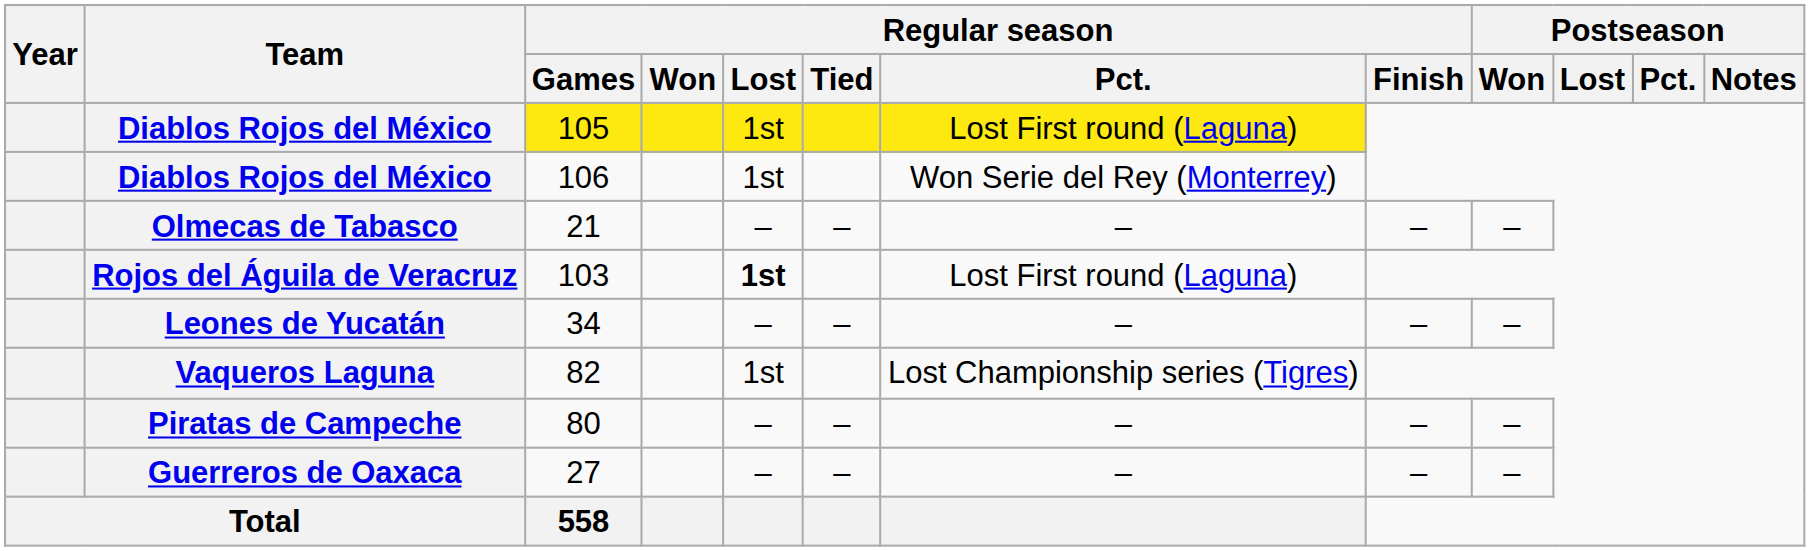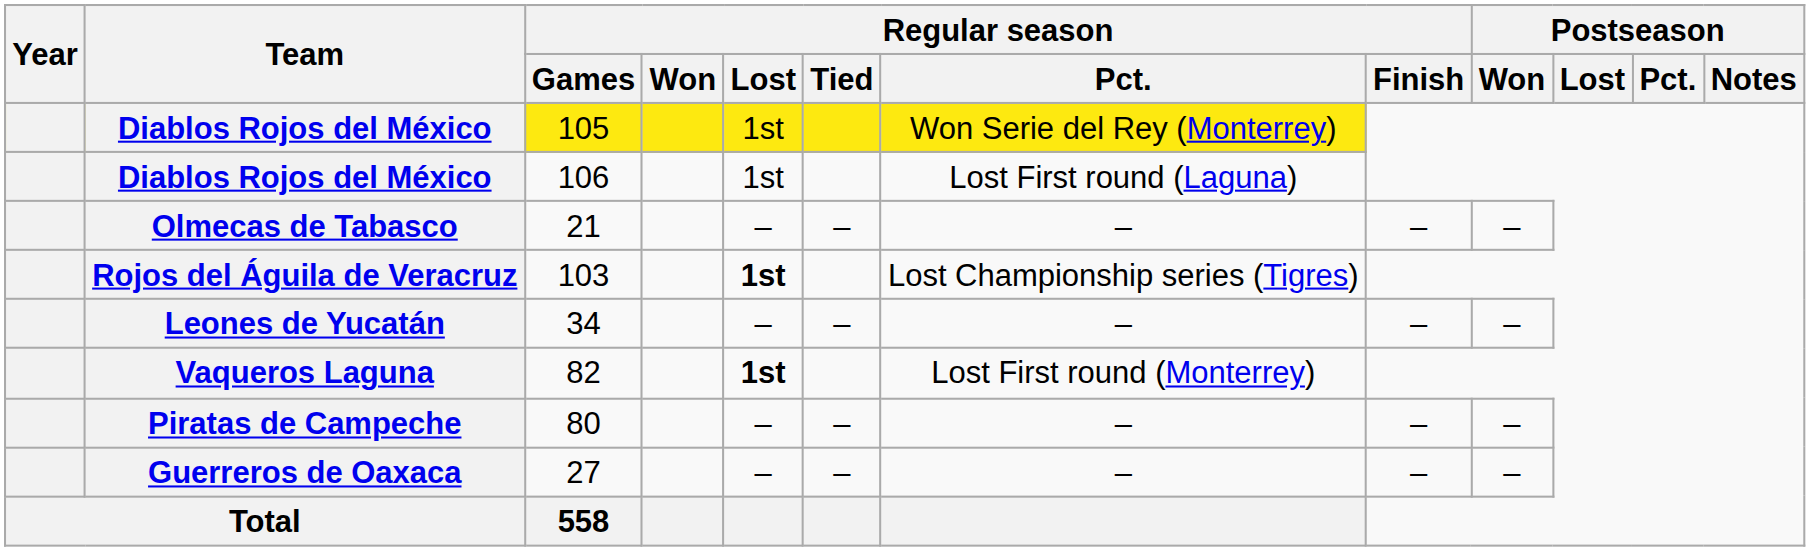(1123, 128) Lost First round (Laguna) -> (1123, 128) Won Serie del Rey (Monterrey)
(1123, 177) Won Serie del Rey (Monterrey) -> (1123, 177) Lost First round (Laguna)
(1123, 275) Lost First round (Laguna) -> (1123, 275) Lost Championship series (Tigres)
(763, 373) normal -> (763, 373) bold
(1123, 373) Lost Championship series (Tigres) -> (1123, 373) Lost First round (Monterrey)
